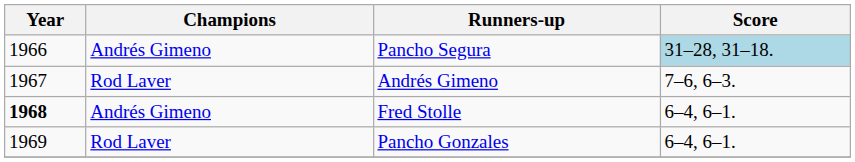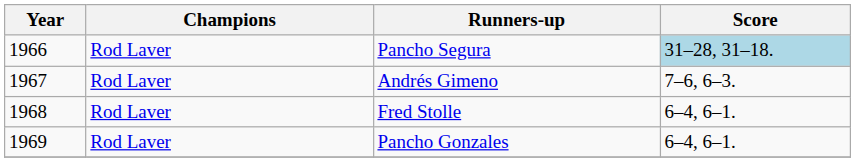(151, 50) Andrés Gimeno -> (131, 50) Rod Laver
(28, 111) bold -> (28, 111) normal
(151, 111) Andrés Gimeno -> (131, 111) Rod Laver
